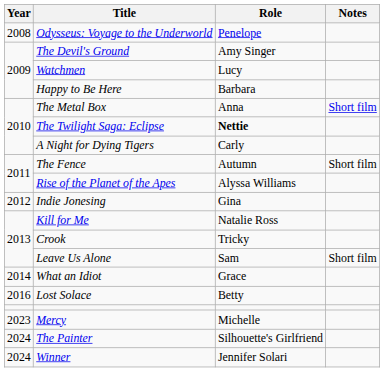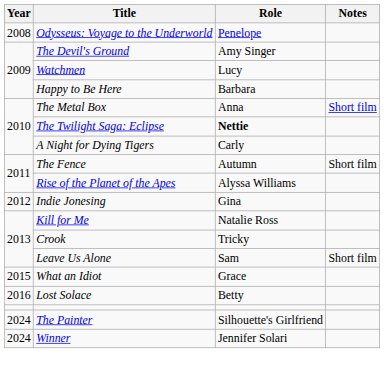(19, 276) 2014 -> (19, 276) 2015
- row: (51, 319)
